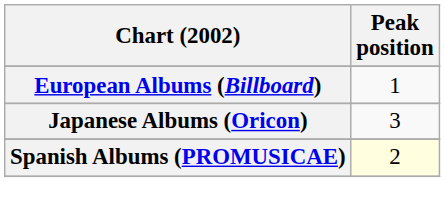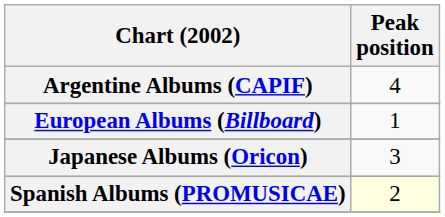+ row: (178, 84)
